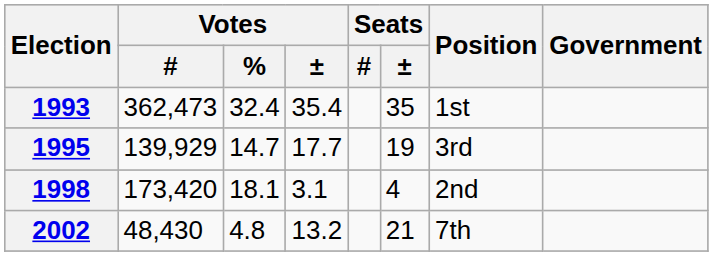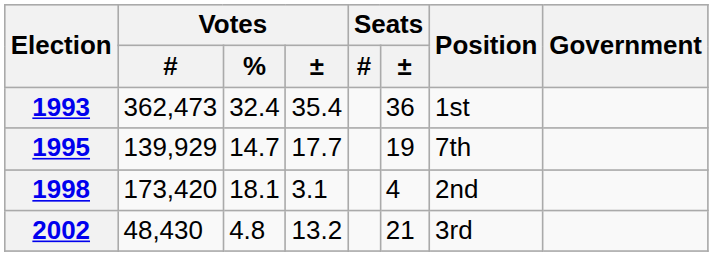(400, 107) 35 -> (400, 107) 36
(454, 148) 3rd -> (453, 148) 7th
(453, 230) 7th -> (454, 230) 3rd
